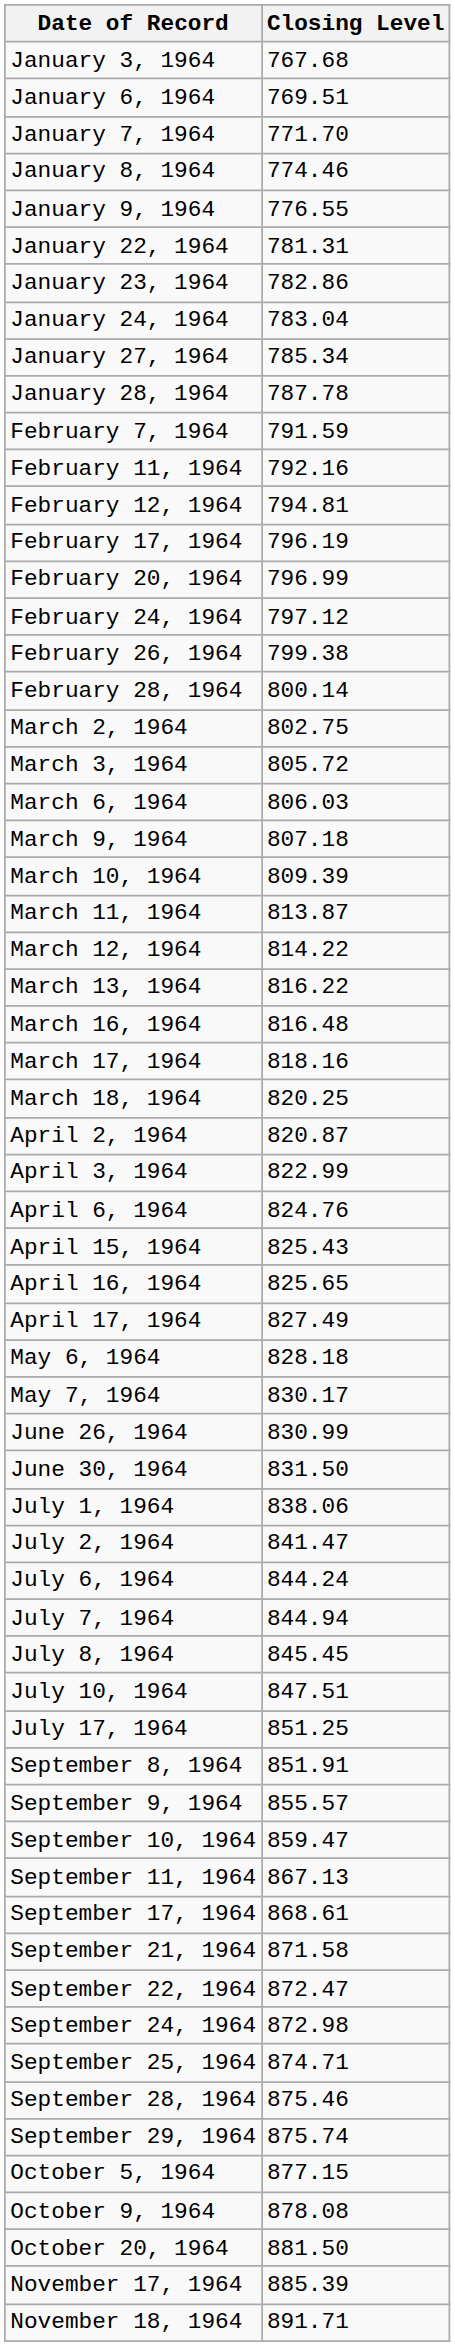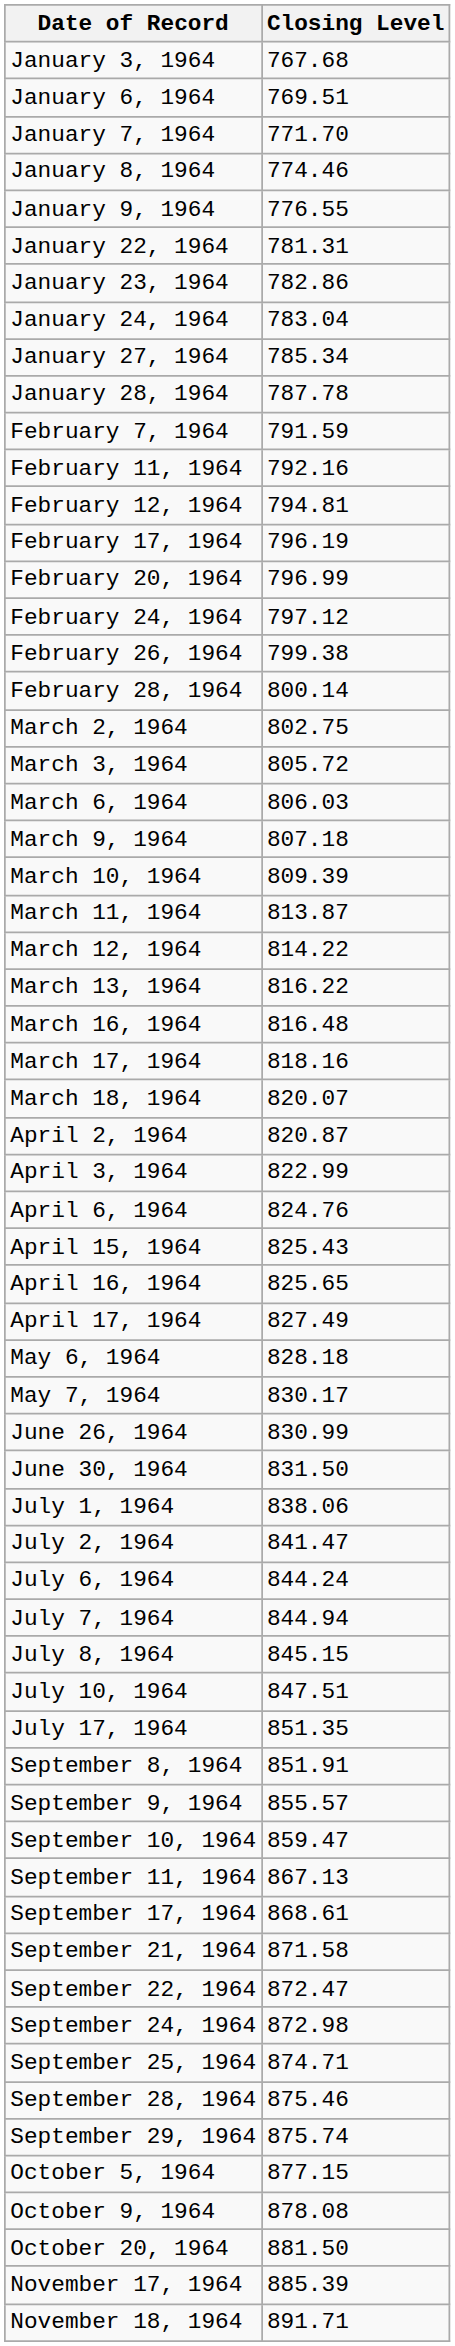(308, 1099) 820.25 -> (308, 1099) 820.07
(308, 1655) 845.45 -> (308, 1655) 845.15
(308, 1729) 851.25 -> (308, 1729) 851.35
